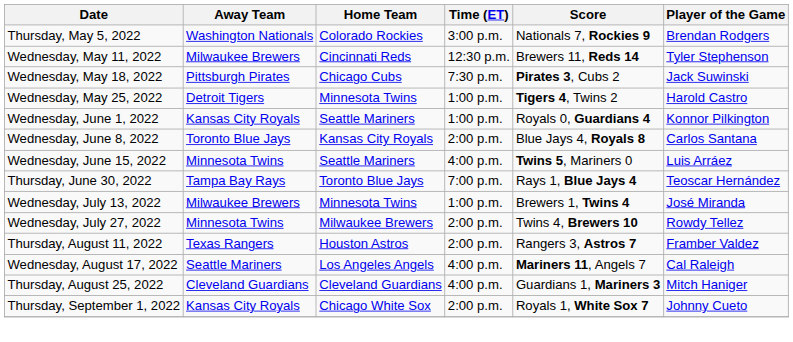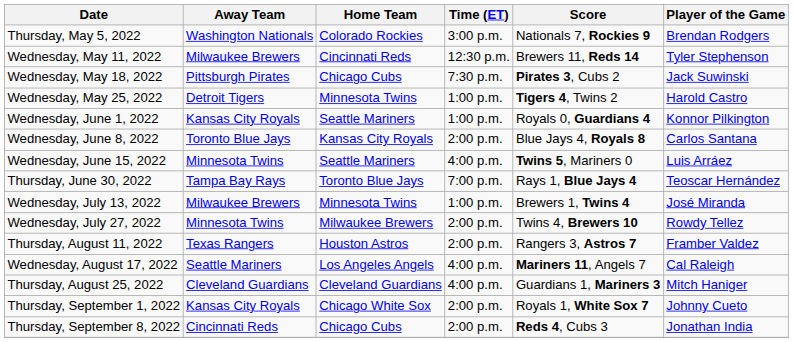+ row: (94, 327)
